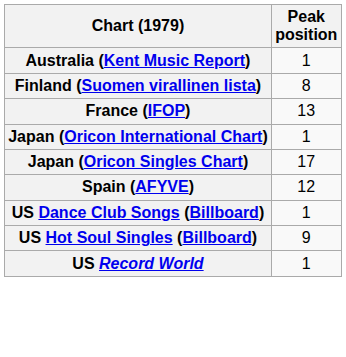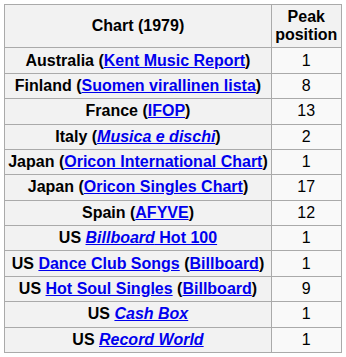+ row: (138, 136)
+ row: (138, 238)
+ row: (138, 314)
